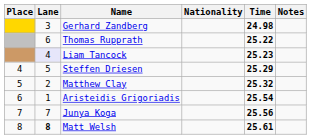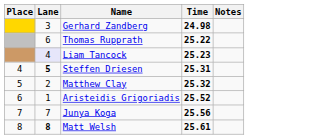- column: (213, 12)
(48, 69) normal -> (48, 69) bold
(260, 69) 25.29 -> (197, 69) 25.31
(260, 98) 25.54 -> (197, 98) 25.52
